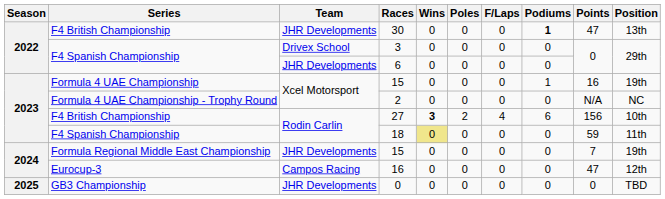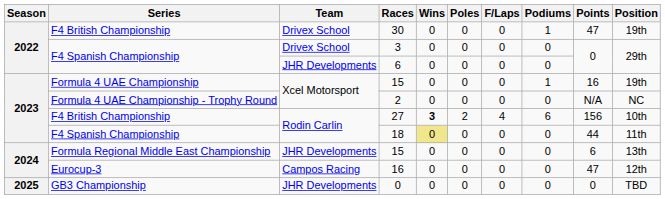(329, 31) JHR Developments -> (316, 31) Drivex School
(548, 31) bold -> (548, 31) normal
(636, 31) 13th -> (636, 31) 19th
(593, 134) 59 -> (593, 134) 44
(593, 152) 7 -> (593, 152) 6
(636, 152) 19th -> (636, 152) 13th
